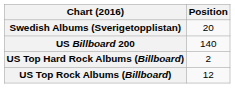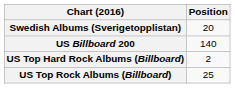(208, 75) 12 -> (208, 75) 25
